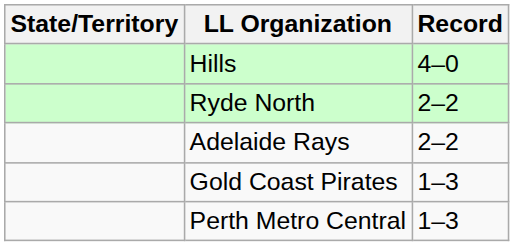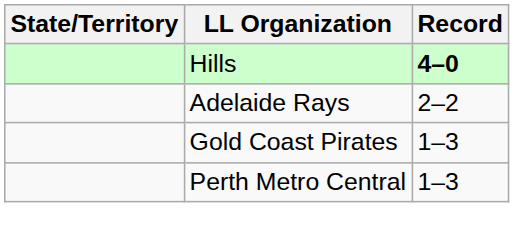(438, 63) normal -> (438, 63) bold
- row: (252, 102)
